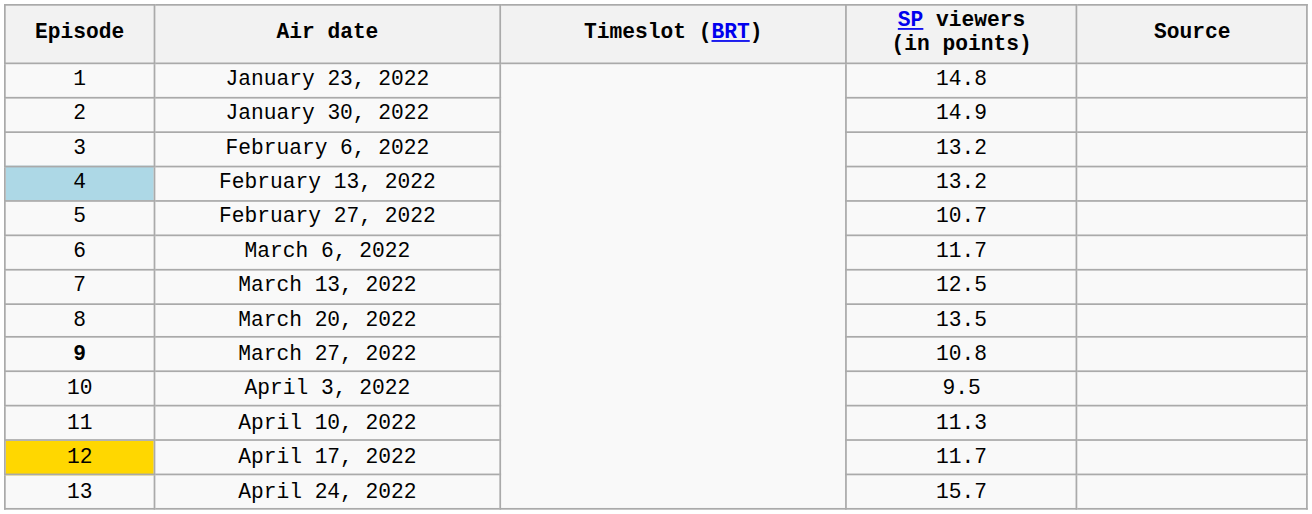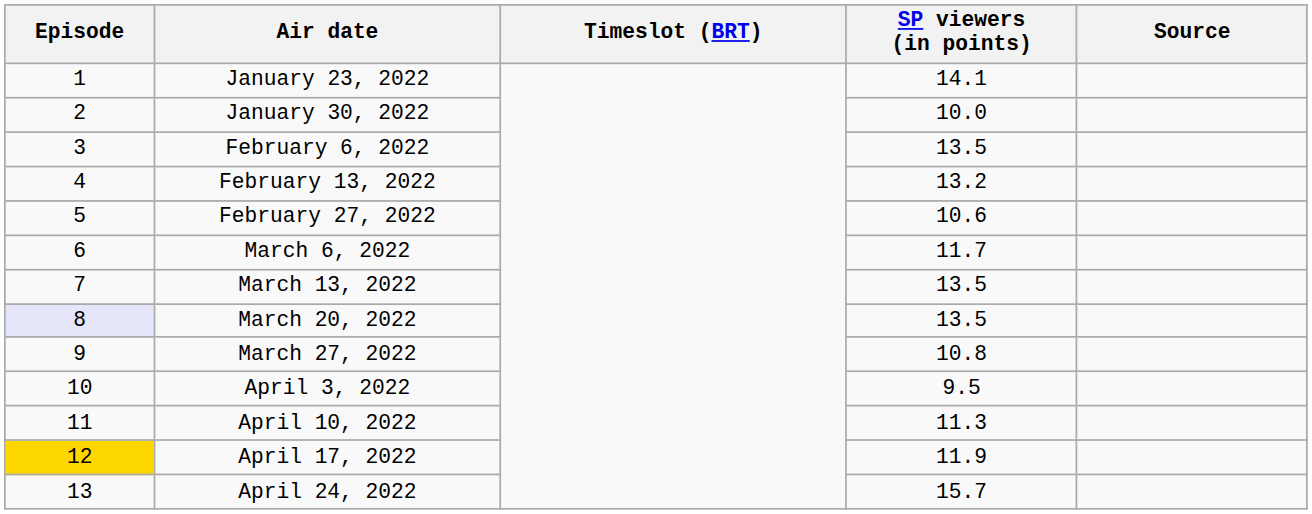(962, 81) 14.8 -> (962, 81) 14.1
(962, 115) 14.9 -> (962, 115) 10.0
(962, 149) 13.2 -> (962, 149) 13.5
(80, 184) lightblue background -> (80, 184) no background
(962, 218) 10.7 -> (962, 218) 10.6
(962, 286) 12.5 -> (962, 286) 13.5
(80, 321) no background -> (80, 321) lavender background
(80, 355) bold -> (80, 355) normal
(962, 458) 11.7 -> (962, 458) 11.9
